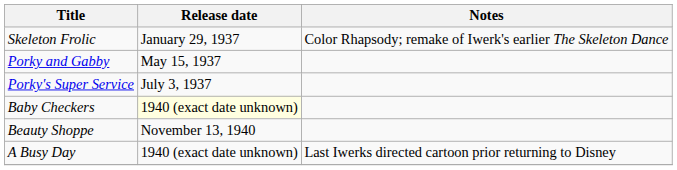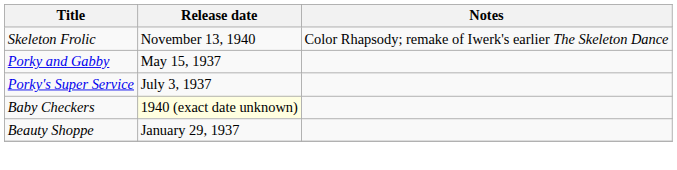(190, 38) January 29, 1937 -> (198, 38) November 13, 1940
(198, 130) November 13, 1940 -> (190, 130) January 29, 1937
- row: (42, 152)
